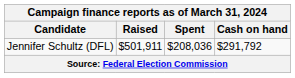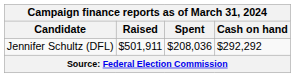(239, 47) $291,792 -> (239, 47) $292,292
